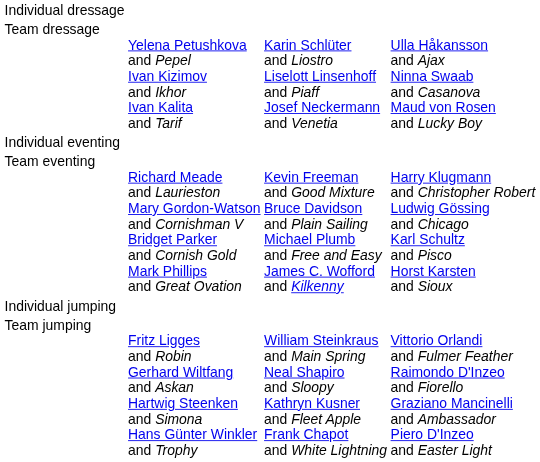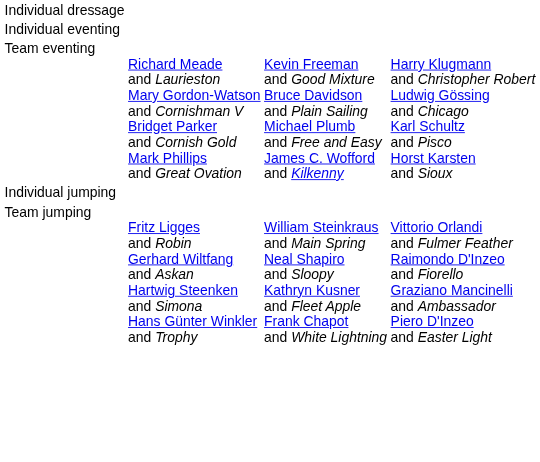- row: (52, 29)
